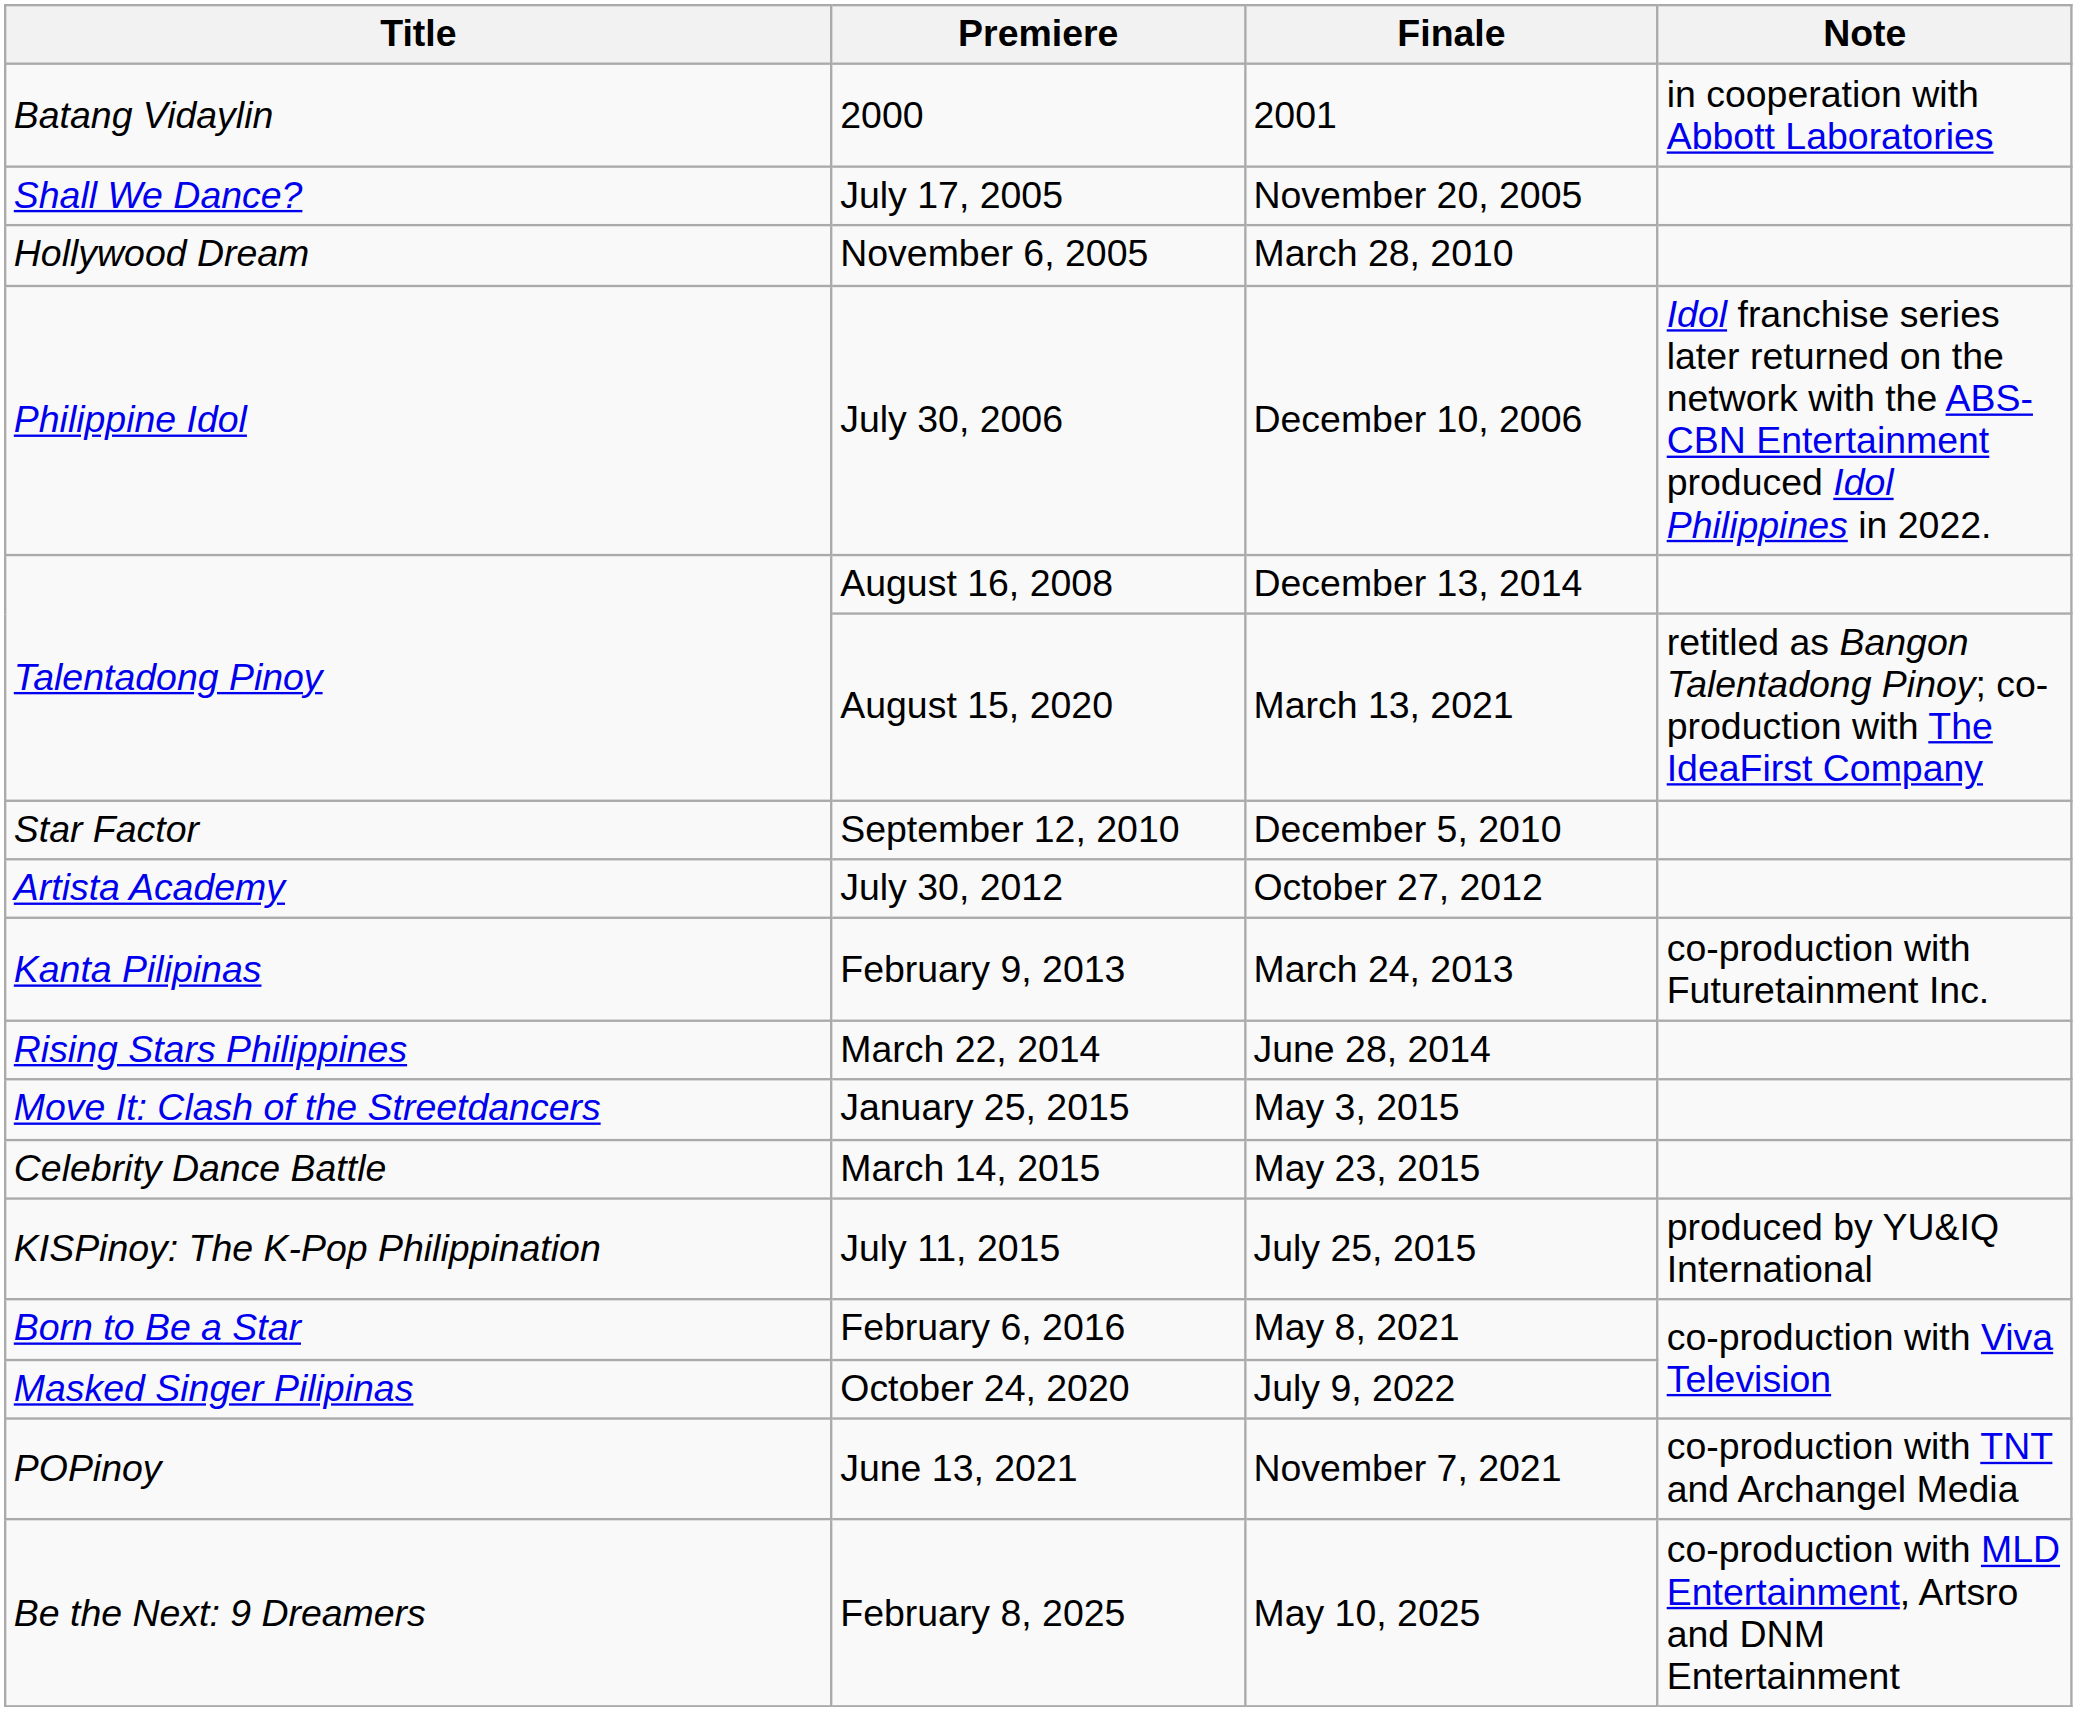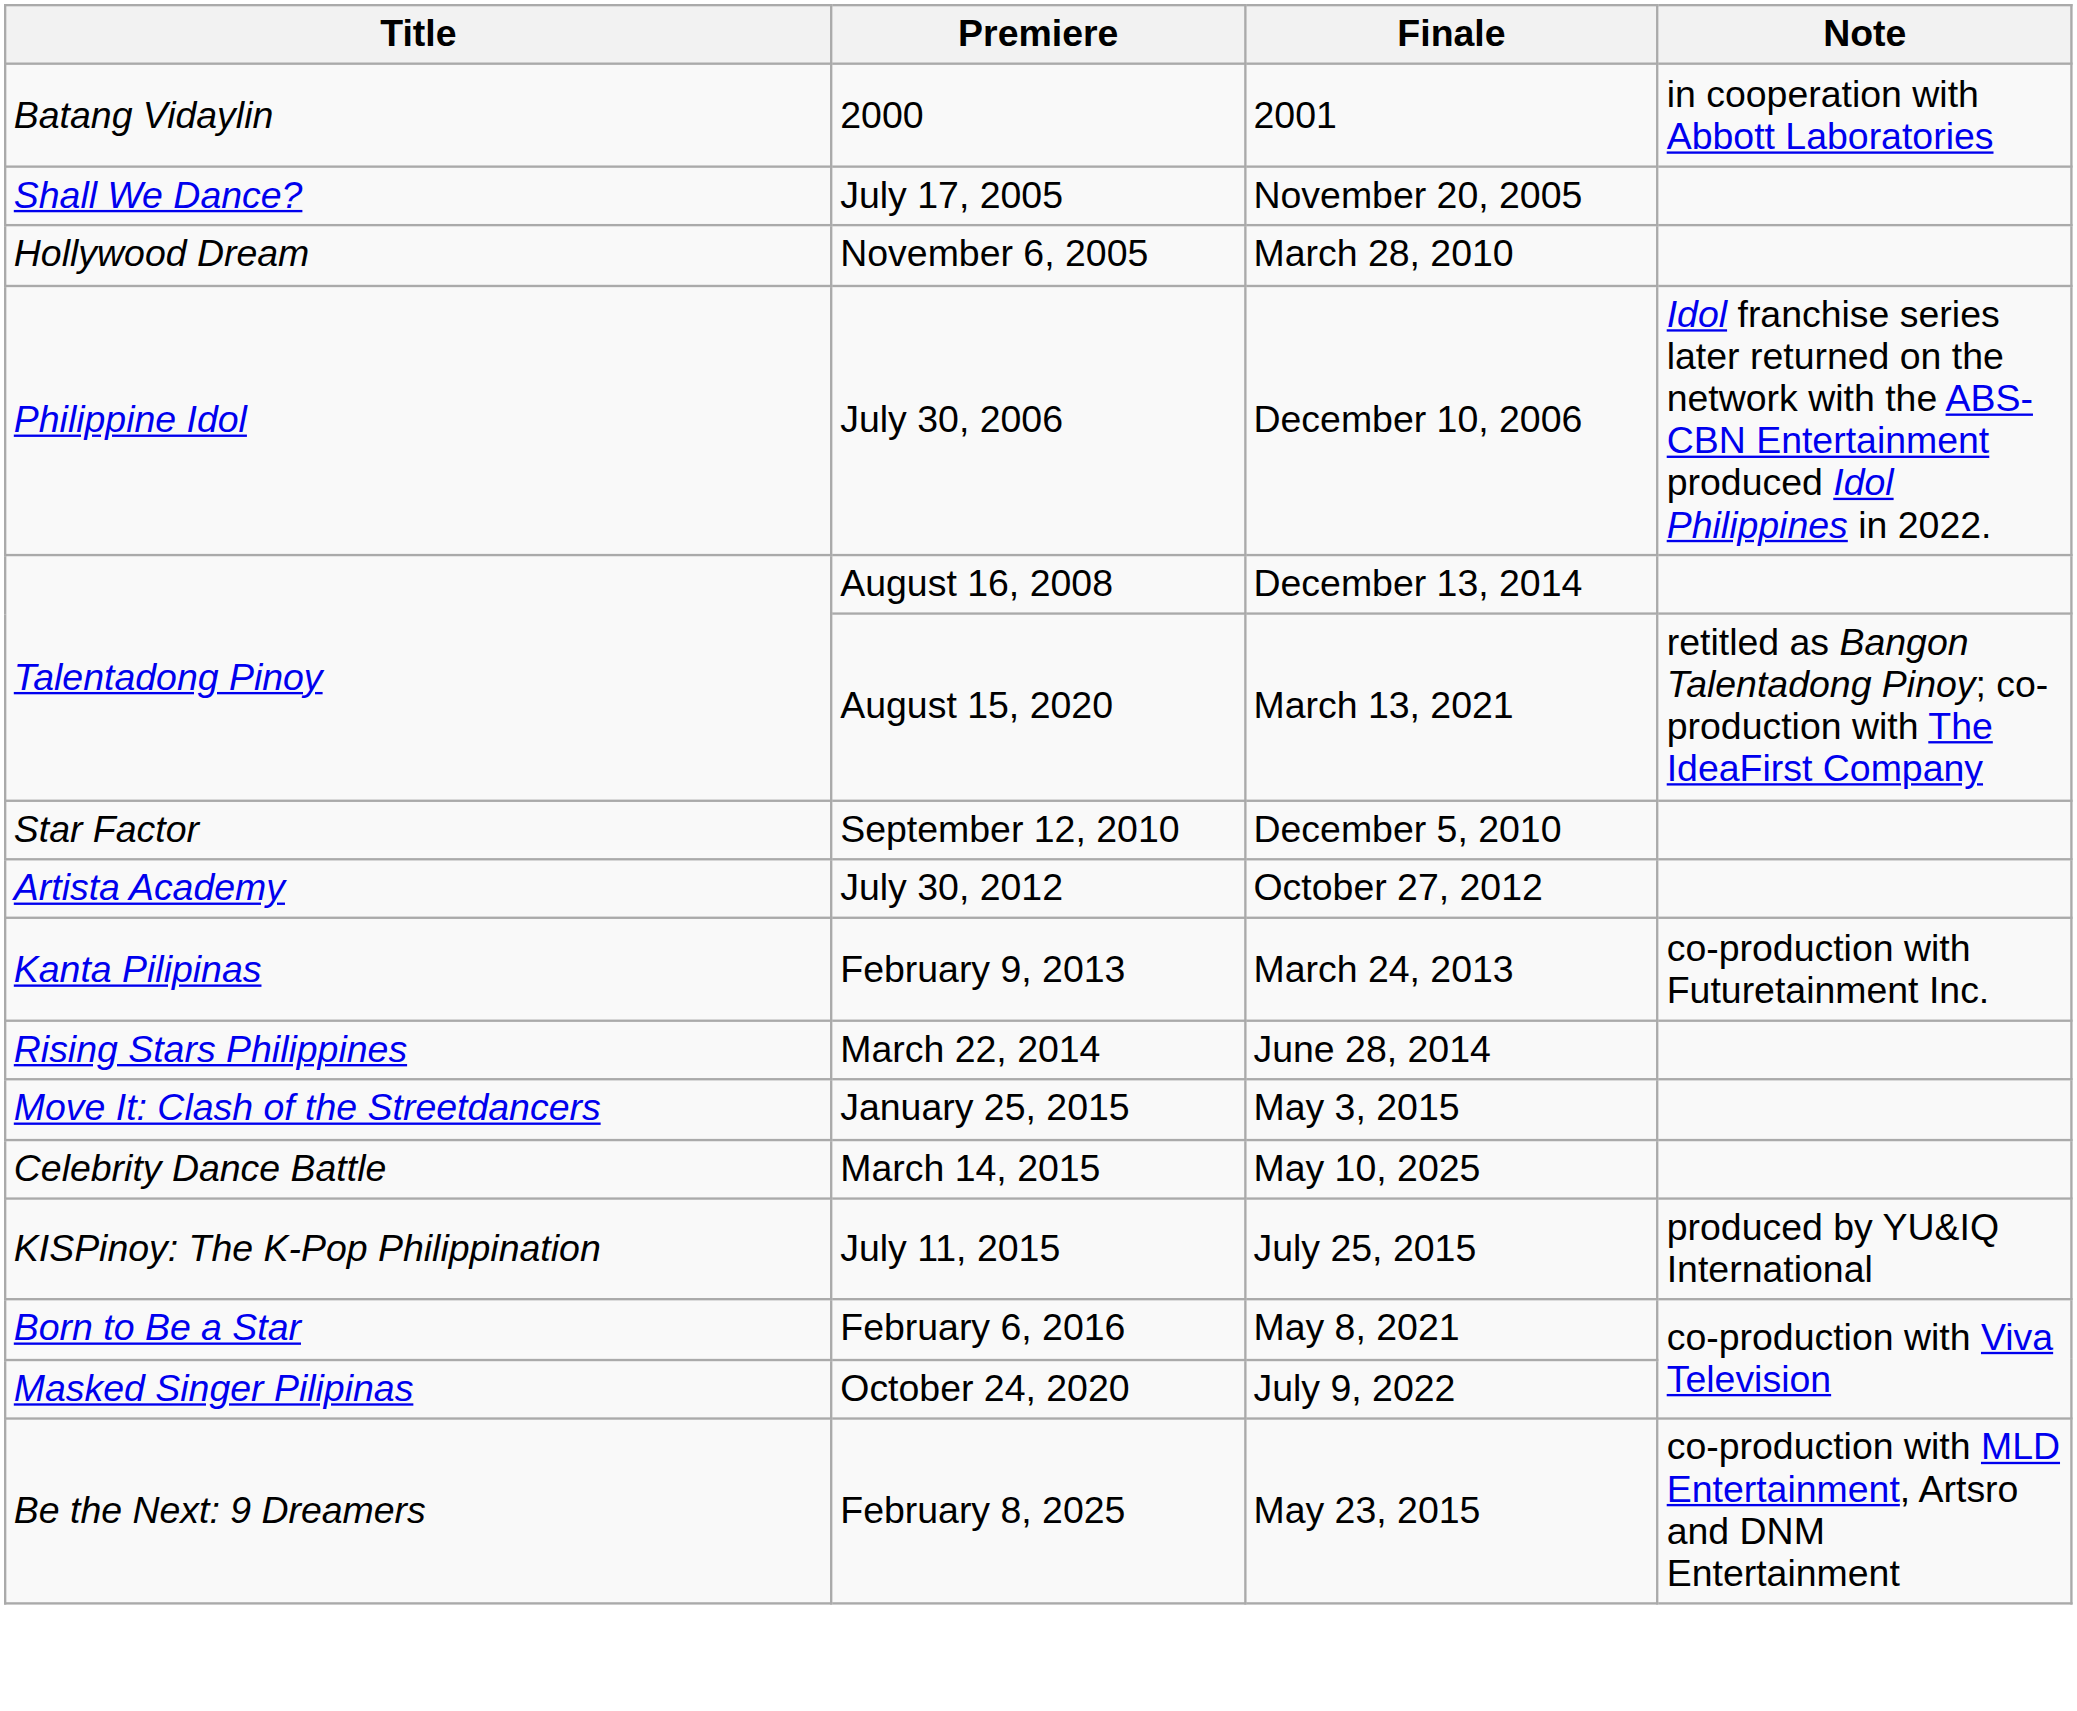(1367, 1167) May 23, 2015 -> (1367, 1167) May 10, 2025
- row: (959, 1468)
(1367, 1612) May 10, 2025 -> (1367, 1510) May 23, 2015
